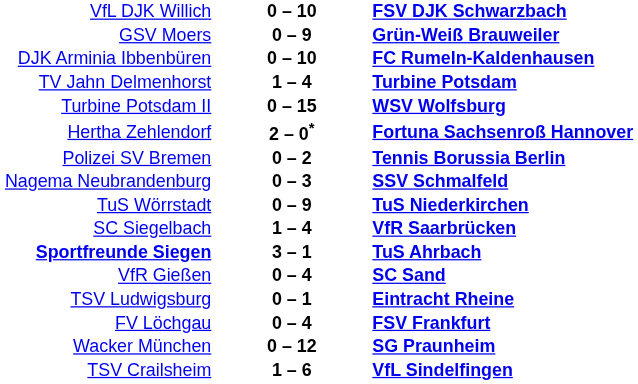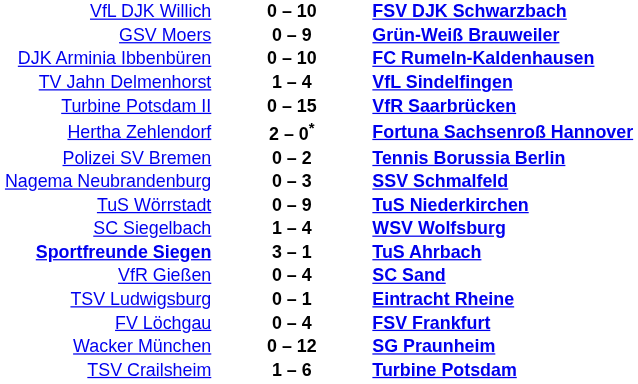(445, 82) Turbine Potsdam -> (443, 82) VfL Sindelfingen
(439, 105) WSV Wolfsburg -> (444, 105) VfR Saarbrücken
(444, 228) VfR Saarbrücken -> (439, 228) WSV Wolfsburg
(443, 369) VfL Sindelfingen -> (445, 369) Turbine Potsdam
